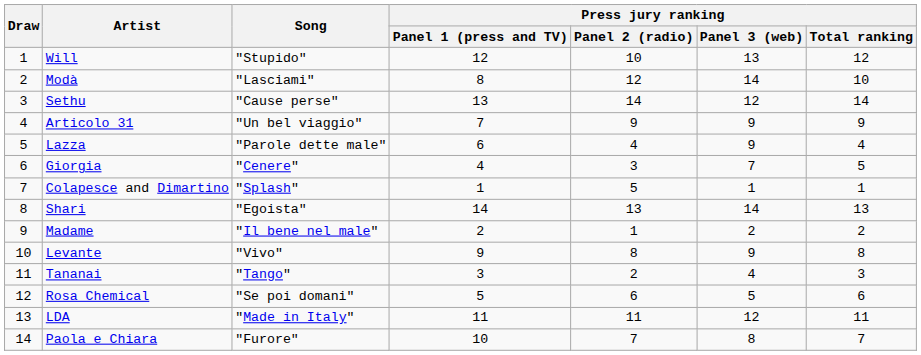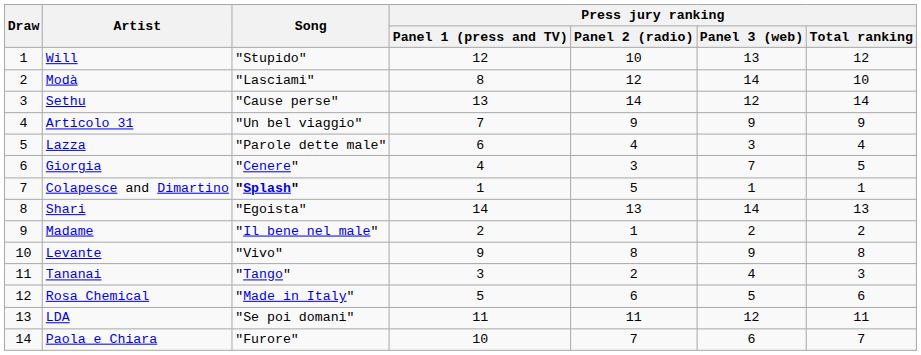(751, 145) 9 -> (751, 145) 3
(267, 188) normal -> (267, 188) bold
(295, 296) "Se poi domani" -> (295, 296) "Made in Italy"
(295, 318) "Made in Italy" -> (295, 318) "Se poi domani"
(751, 339) 8 -> (751, 339) 6
